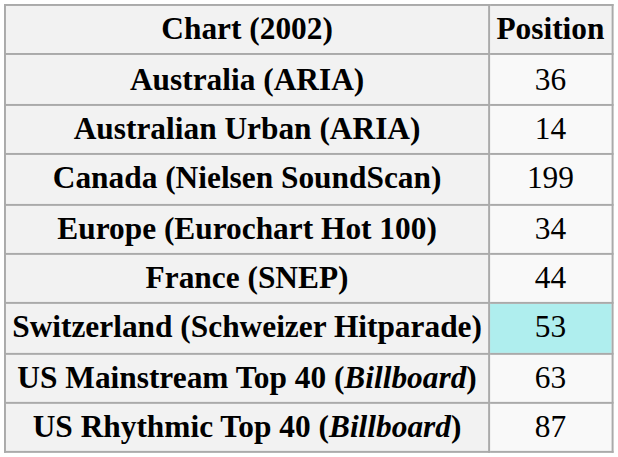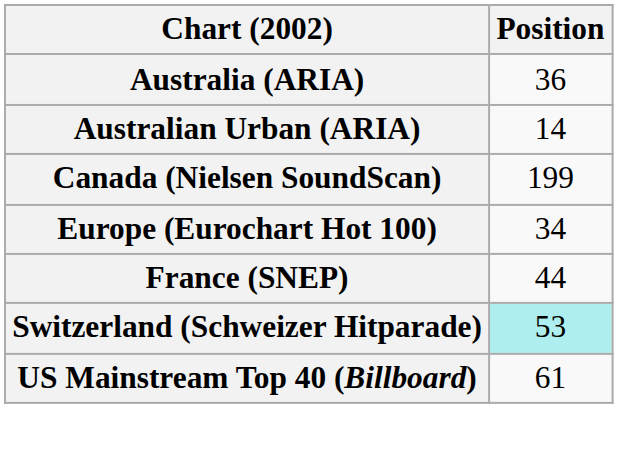(550, 377) 63 -> (550, 377) 61
- row: (247, 427)
